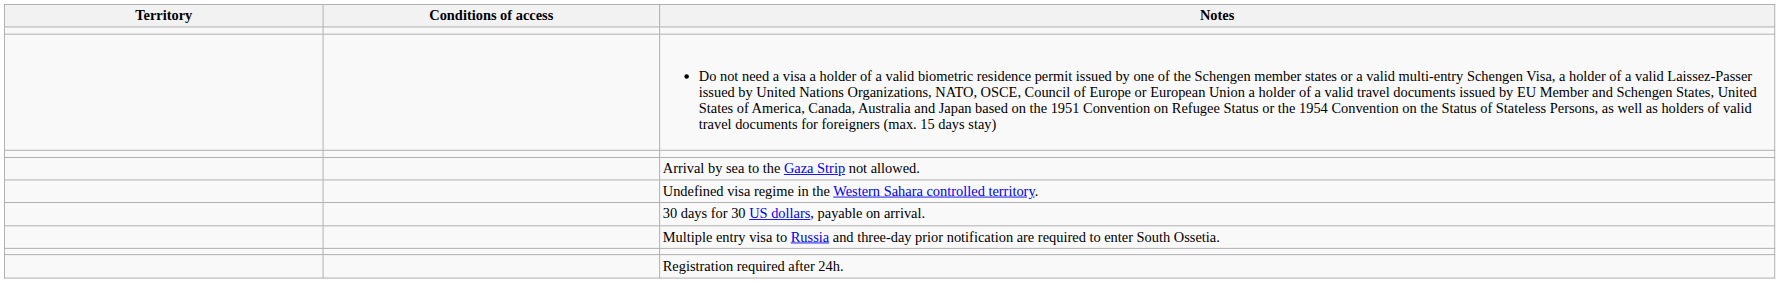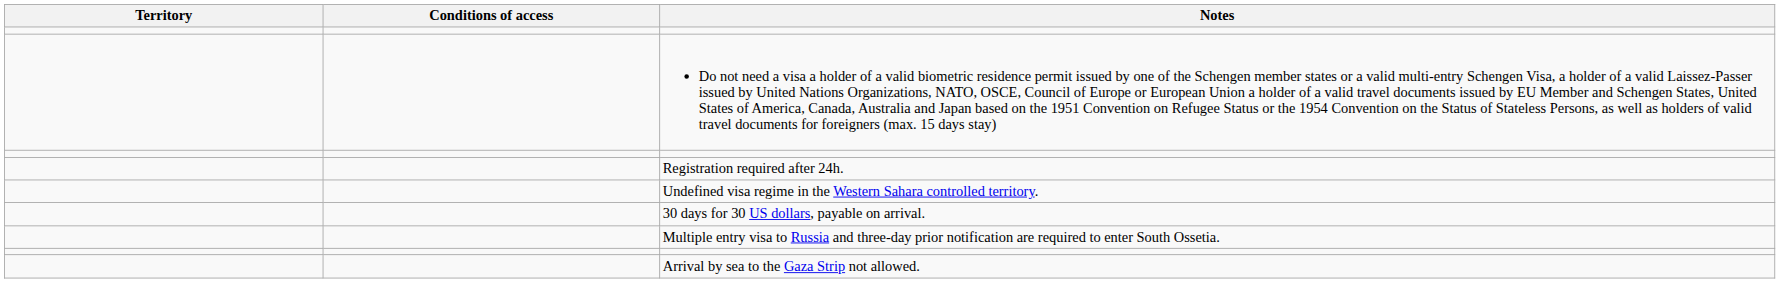rows swapped: (164, 168) <-> (164, 266)
